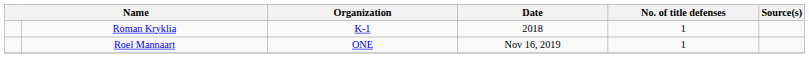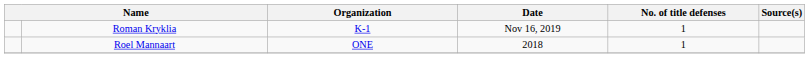(533, 28) 2018 -> (533, 28) Nov 16, 2019
(533, 45) Nov 16, 2019 -> (533, 45) 2018
